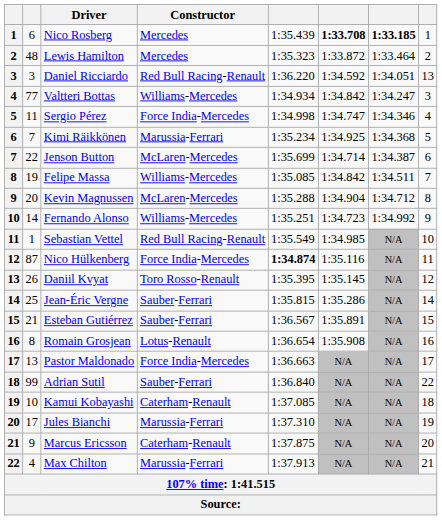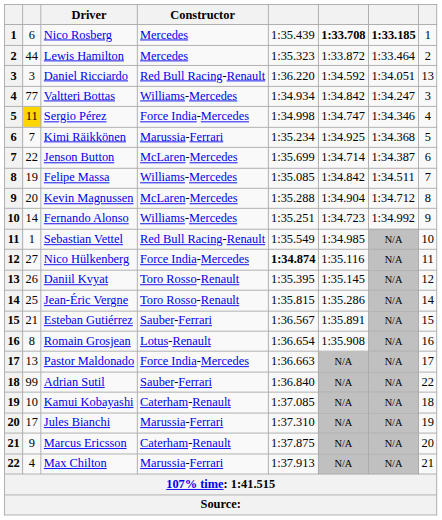(32, 55) 48 -> (32, 55) 44
(32, 116) no background -> (32, 116) gold background
(32, 259) 87 -> (32, 259) 27
(176, 300) Sauber-Ferrari -> (190, 300) Toro Rosso-Renault
